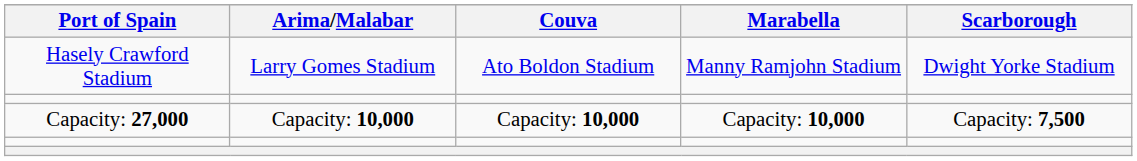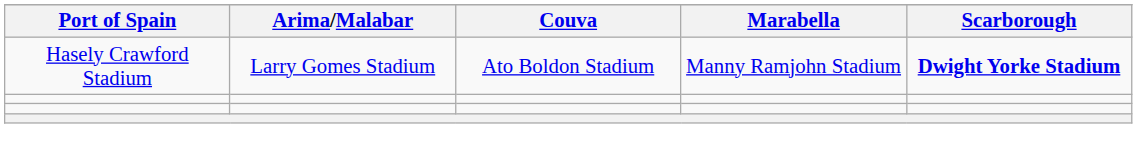(1019, 65) normal -> (1019, 65) bold
- row: (117, 119)
